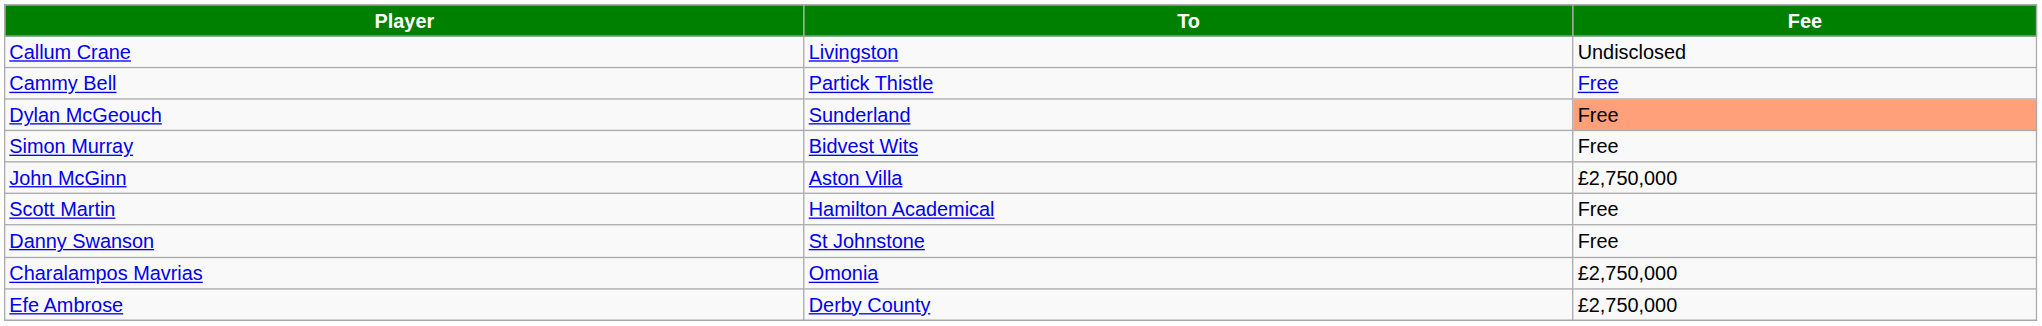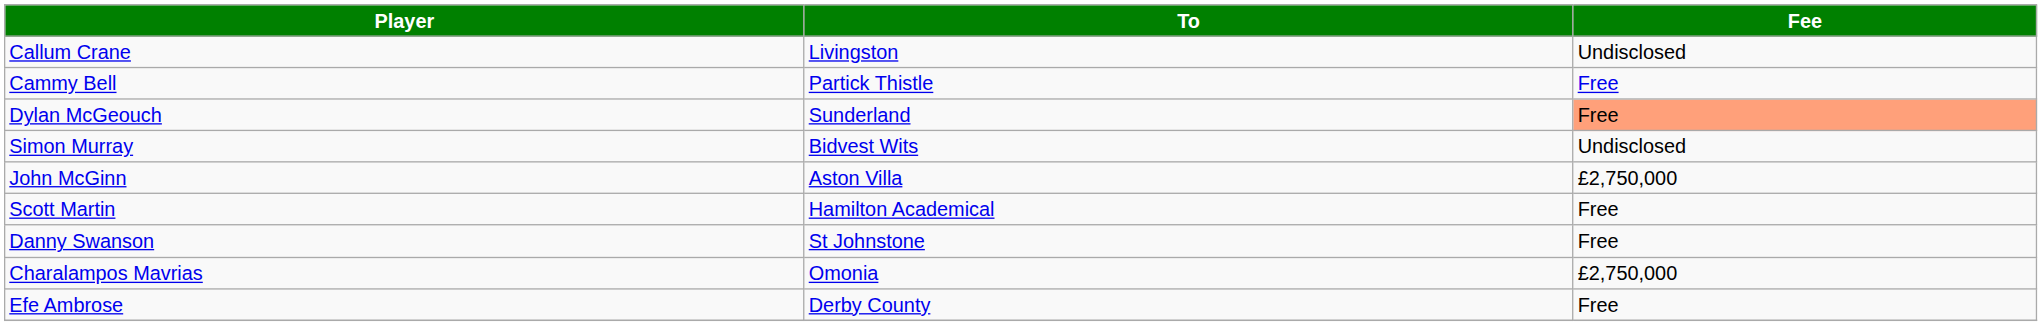(1598, 147) Free -> (1632, 147) Undisclosed
(1627, 304) £2,750,000 -> (1598, 304) Free
